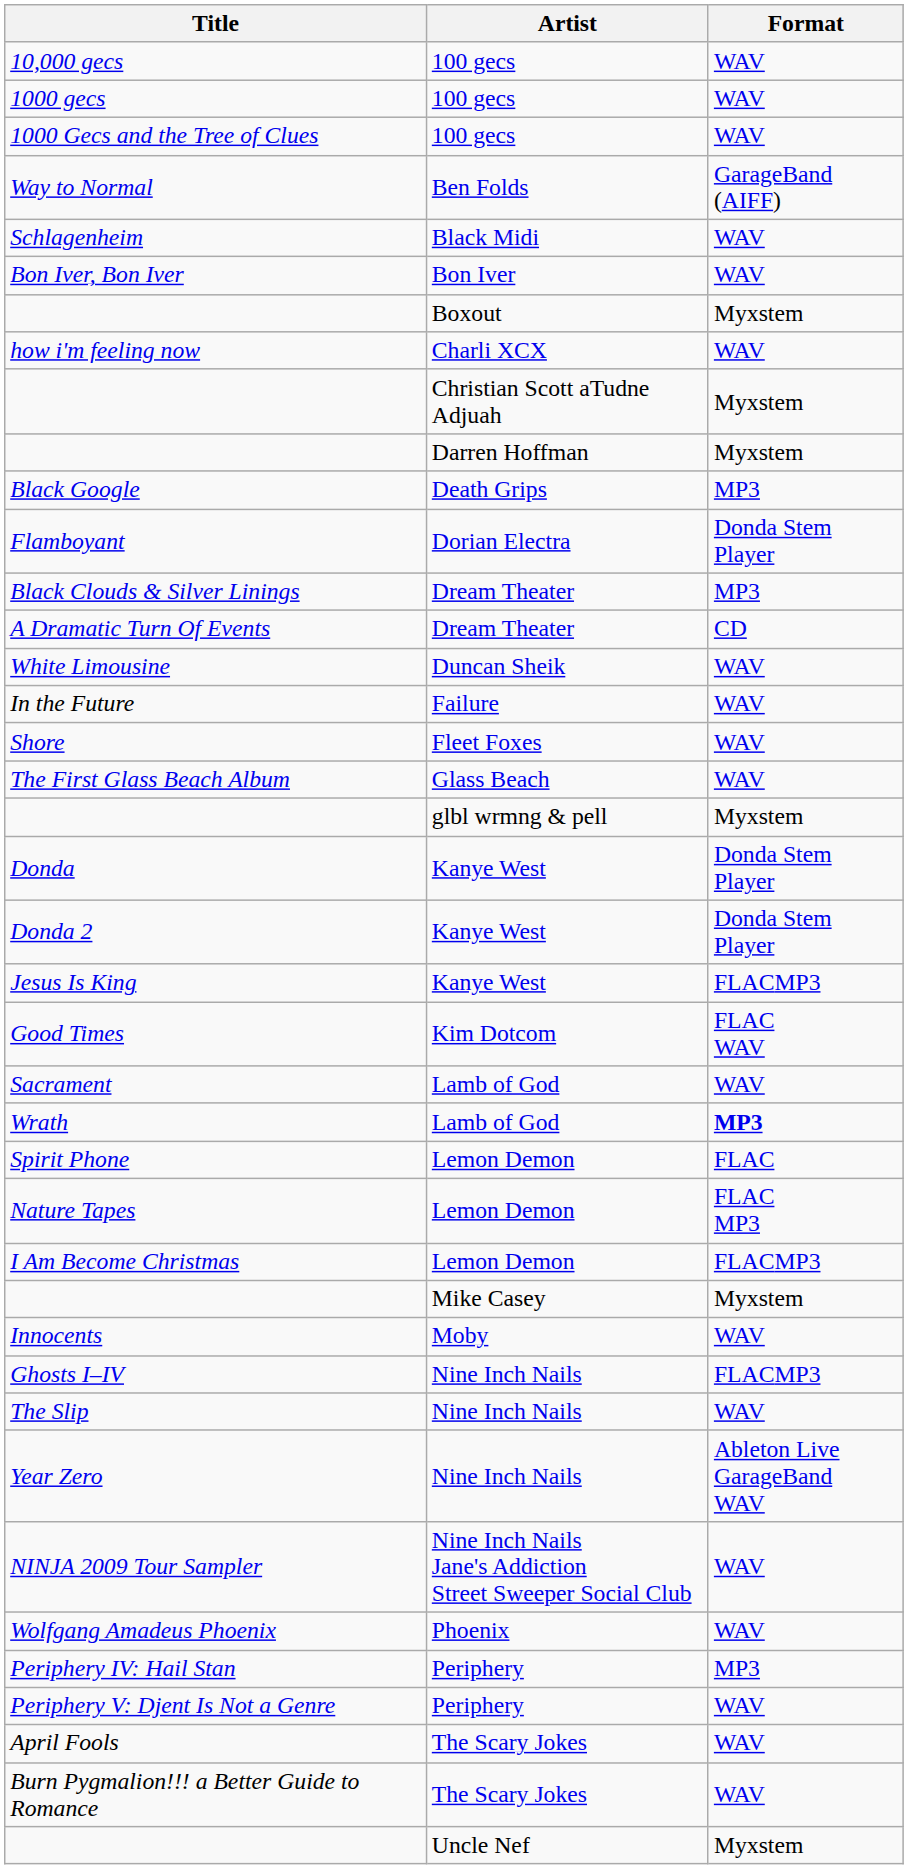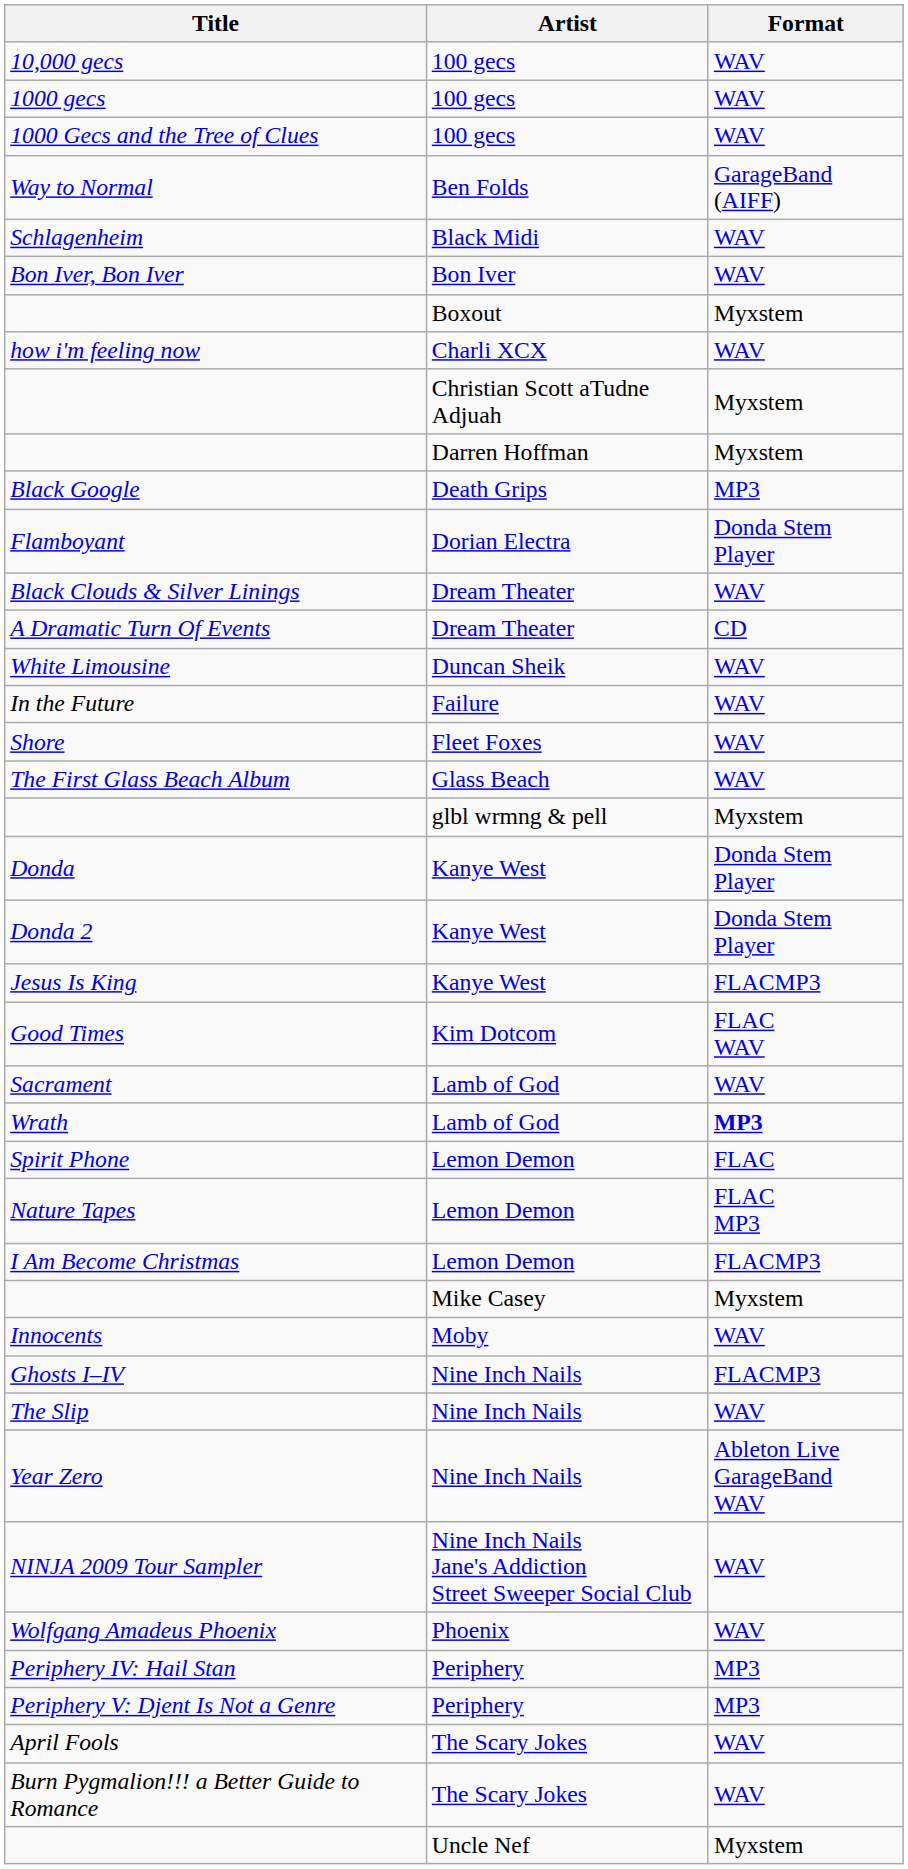(737, 591) MP3 -> (739, 591) WAV
(739, 1705) WAV -> (737, 1705) MP3
